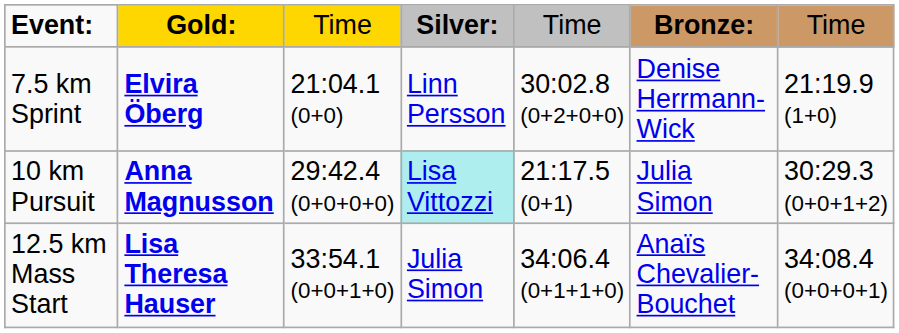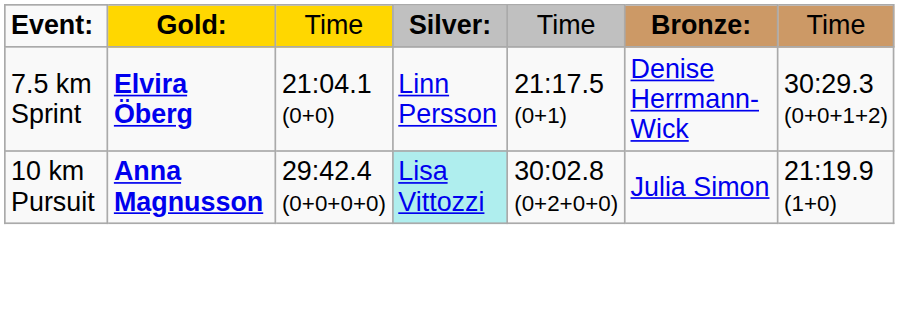(572, 98) 30:02.8 (0+2+0+0) -> (559, 98) 21:17.5 (0+1)
(829, 98) 21:19.9 (1+0) -> (836, 98) 30:29.3 (0+0+1+2)
(565, 186) 21:17.5 (0+1) -> (566, 186) 30:02.8 (0+2+0+0)
(836, 186) 30:29.3 (0+0+1+2) -> (829, 186) 21:19.9 (1+0)
- row: (59, 274)
